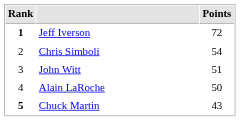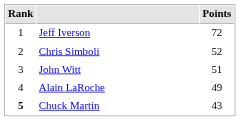(21, 33) bold -> (21, 33) normal
(217, 51) 54 -> (217, 51) 52
(217, 87) 50 -> (217, 87) 49
